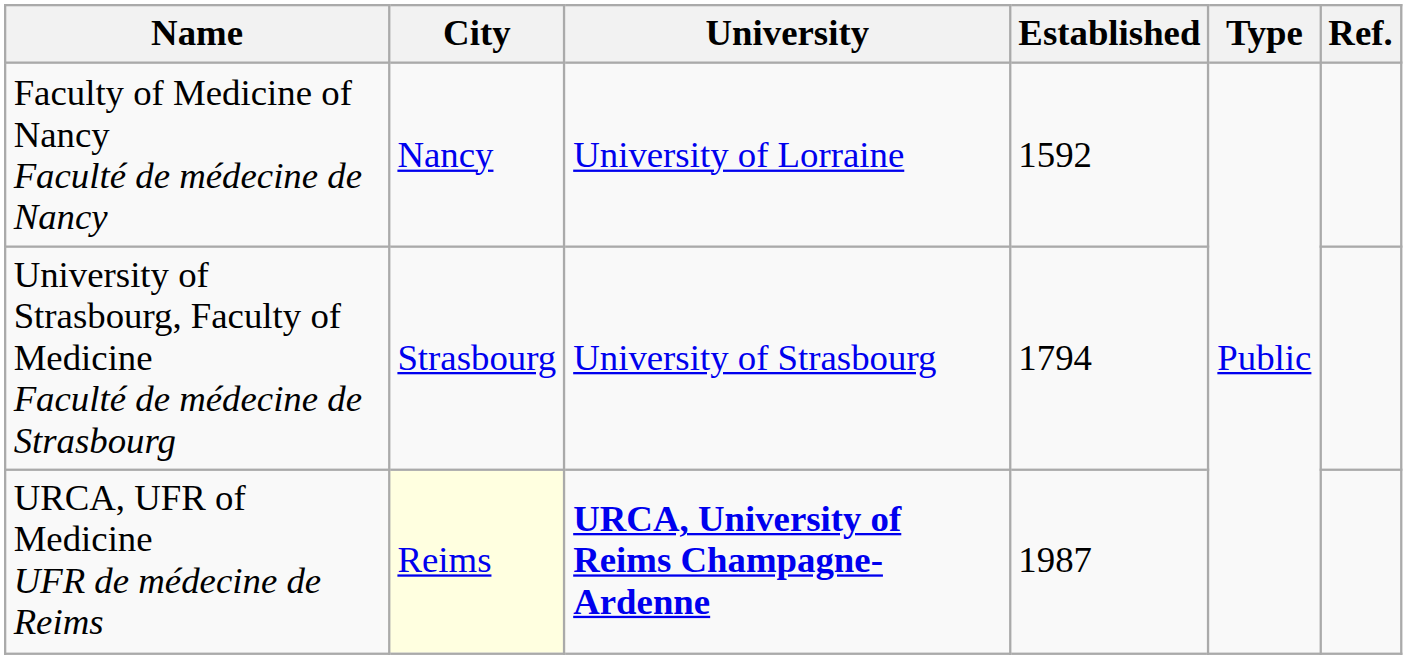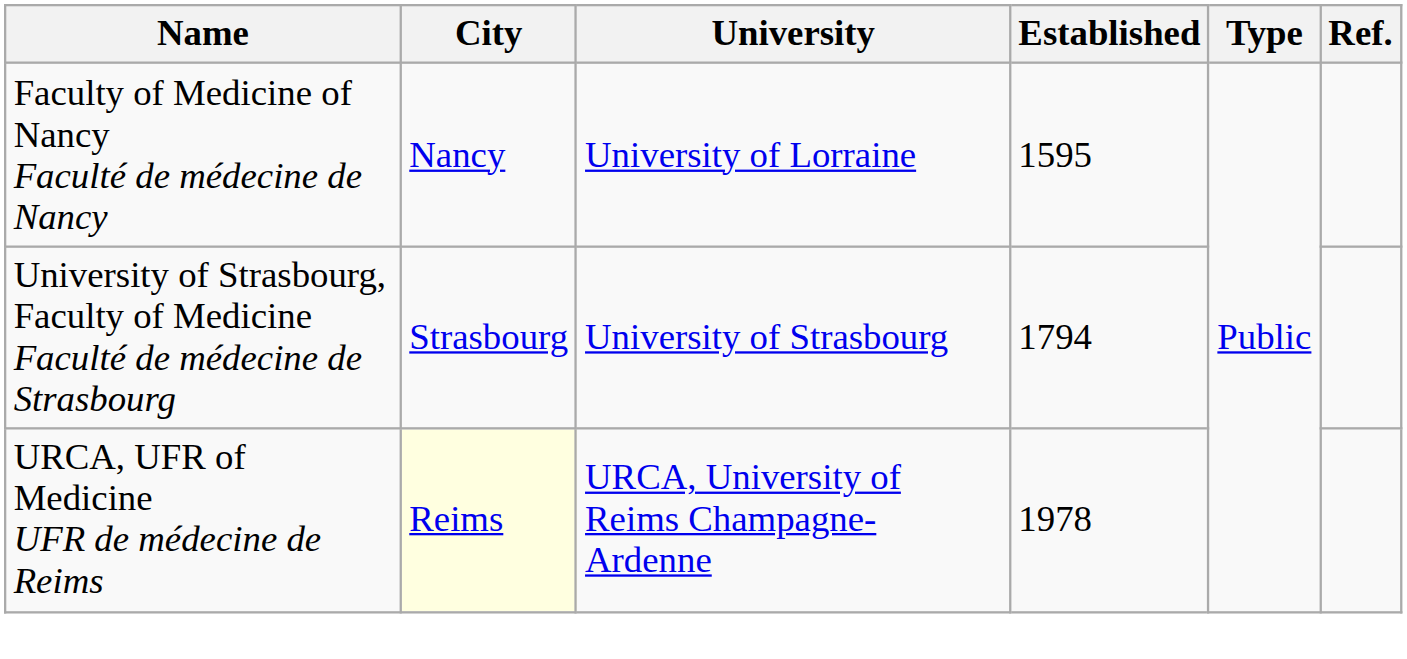(1055, 154) 1592 -> (1055, 154) 1595
(737, 560) bold -> (743, 519) normal
(1055, 560) 1987 -> (1055, 519) 1978
